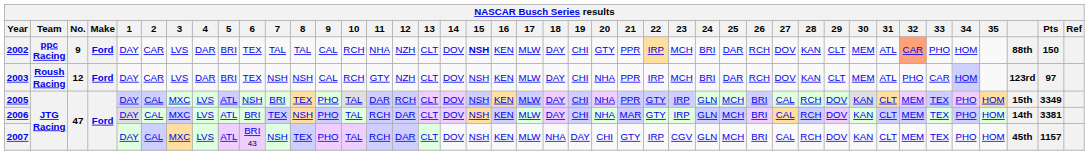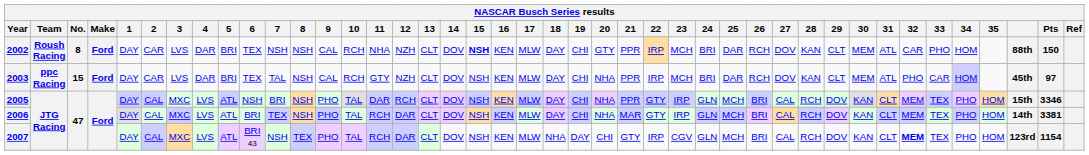(49, 50) ppc Racing -> (49, 50) Roush Racing
(78, 50) 9 -> (78, 50) 8
(277, 50) TAL -> (277, 50) NSH
(303, 50) TAL -> (303, 50) NSH
(913, 50) lightsalmon background -> (913, 50) no background
(49, 77) Roush Racing -> (49, 77) ppc Racing
(78, 77) 12 -> (78, 77) 15
(277, 77) NSH -> (277, 77) TAL
(1022, 77) 123rd -> (1022, 77) 45th
(303, 99) TEX -> (303, 99) NSH
(1051, 99) 3349 -> (1051, 99) 3346
(913, 137) normal -> (913, 137) bold
(1022, 137) 45th -> (1022, 137) 123rd
(1051, 137) 1157 -> (1051, 137) 1154
